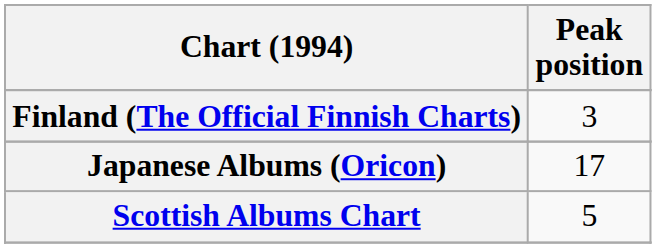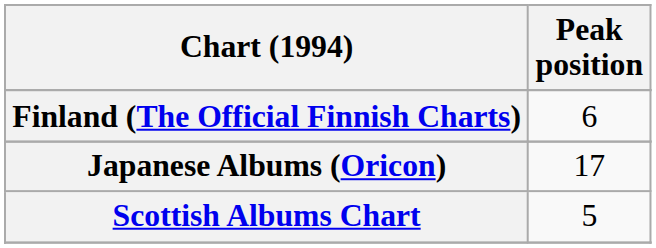(589, 115) 3 -> (589, 115) 6
